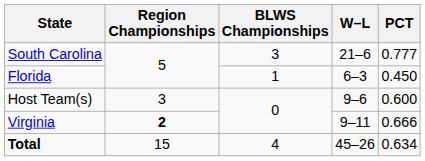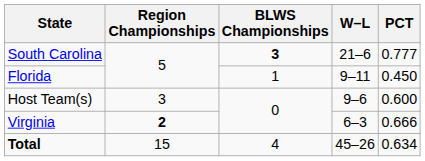(275, 54) normal -> (275, 54) bold
(355, 76) 6–3 -> (355, 76) 9–11
(355, 122) 9–11 -> (355, 122) 6–3
